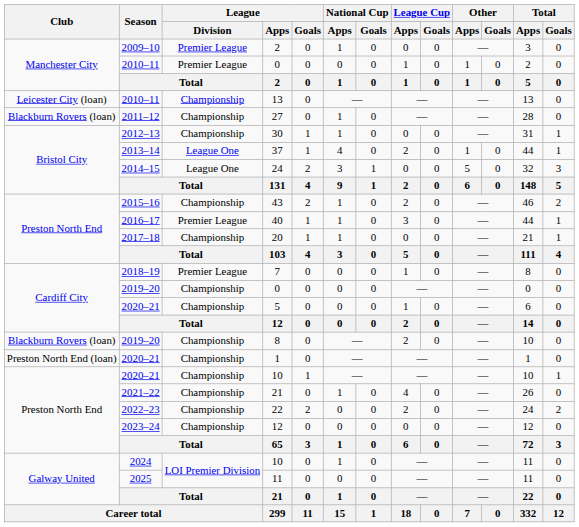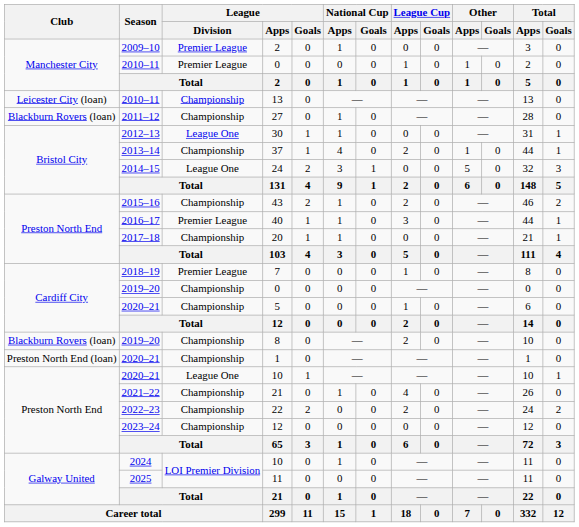(212, 133) Championship -> (212, 133) League One
(212, 151) League One -> (212, 151) Championship
(212, 375) Championship -> (212, 375) League One
